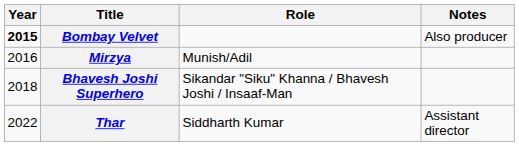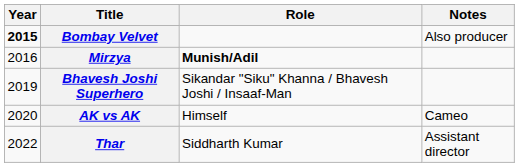(217, 57) normal -> (220, 57) bold
(22, 86) 2018 -> (22, 86) 2019
+ row: (110, 115)
